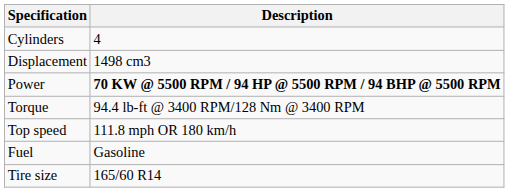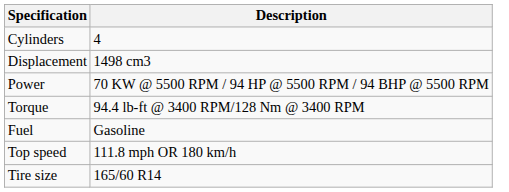(297, 84) bold -> (291, 84) normal
rows swapped: (21, 152) <-> (37, 130)
